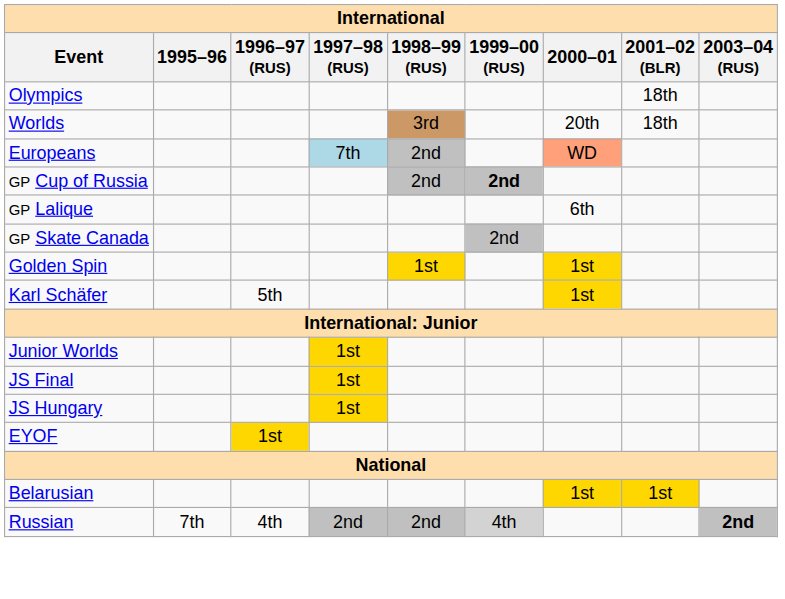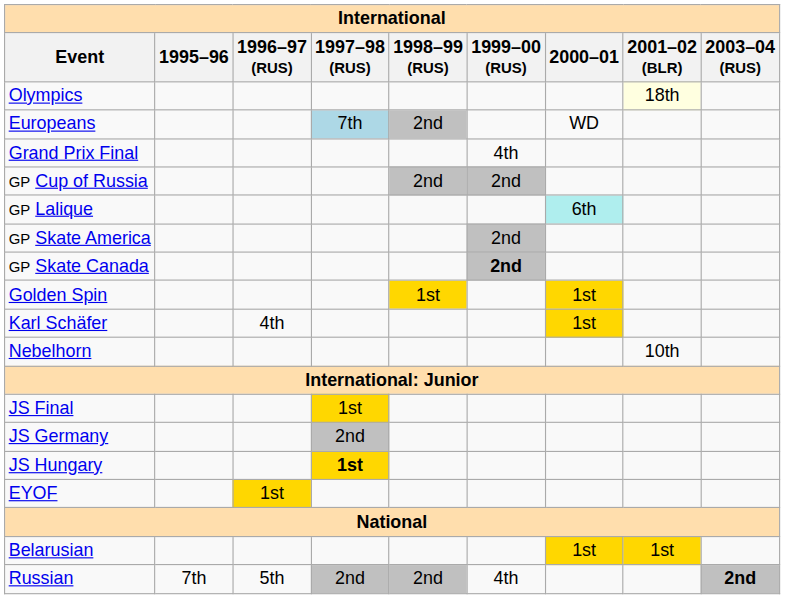(660, 95) no background -> (662, 95) lightyellow background
- row: (36, 124)
(582, 152) lightsalmon background -> (584, 124) no background
+ row: (73, 152)
(504, 180) bold -> (506, 180) normal
(582, 209) no background -> (584, 209) paleturquoise background
+ row: (80, 237)
(504, 237) normal -> (506, 266) bold
(270, 294) 5th -> (272, 323) 4th
+ row: (50, 351)
- row: (63, 351)
+ row: (58, 436)
(348, 408) normal -> (350, 465) bold
(270, 522) 4th -> (272, 578) 5th
(504, 522) lightgrey background -> (506, 578) no background
